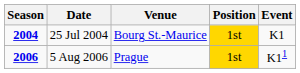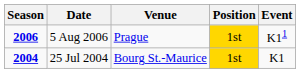rows swapped: (79, 35) <-> (79, 57)
